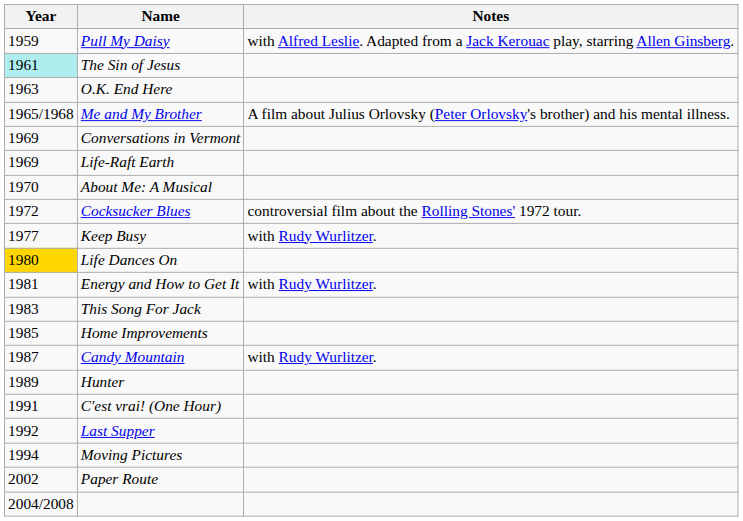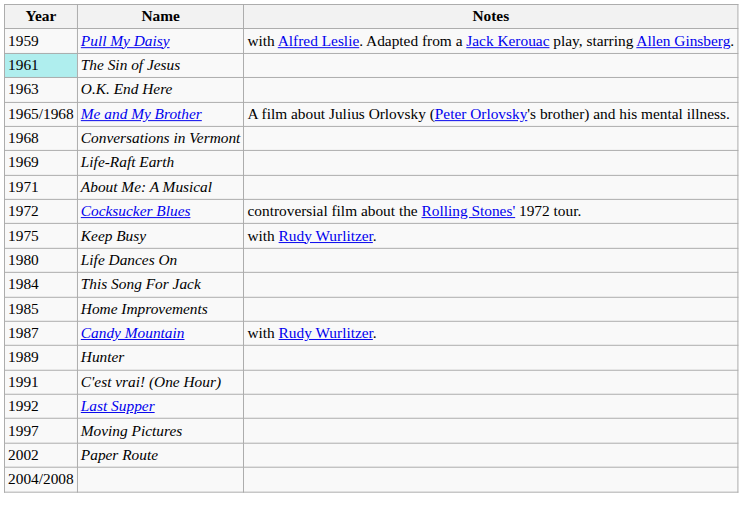(23, 138) 1969 -> (23, 138) 1968
(23, 187) 1970 -> (23, 187) 1971
(23, 235) 1977 -> (23, 235) 1975
(23, 260) gold background -> (23, 260) no background
- row: (160, 284)
(23, 308) 1983 -> (23, 284) 1984
(23, 455) 1994 -> (23, 430) 1997
